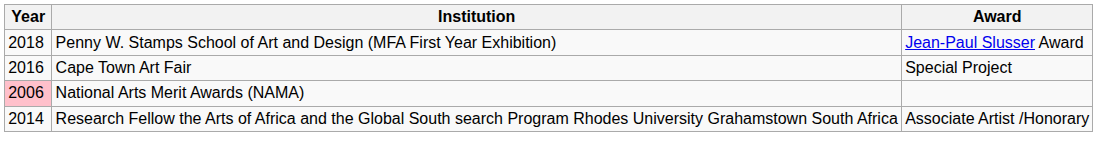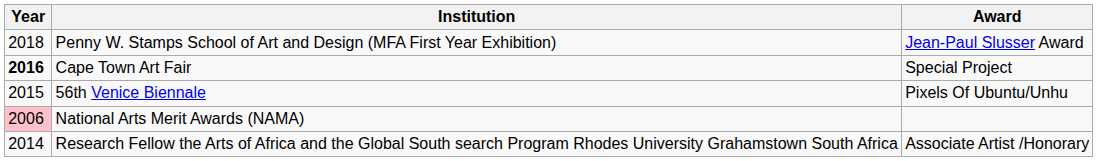(26, 67) normal -> (26, 67) bold
+ row: (131, 93)
